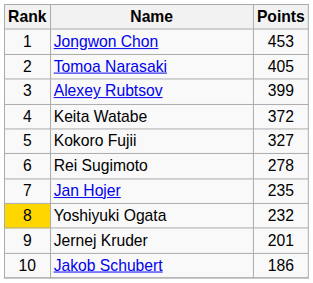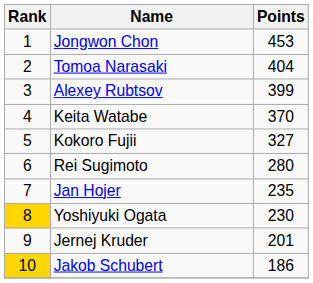(281, 66) 405 -> (281, 66) 404
(281, 116) 372 -> (281, 116) 370
(281, 166) 278 -> (281, 166) 280
(281, 215) 232 -> (281, 215) 230
(27, 265) no background -> (27, 265) gold background
